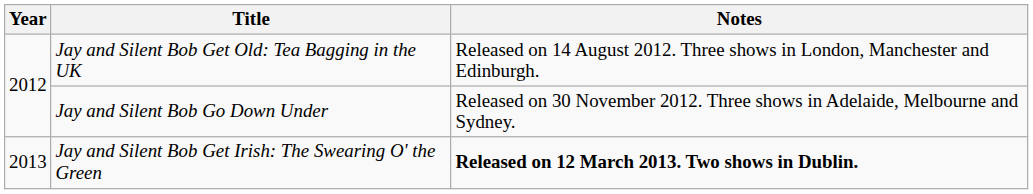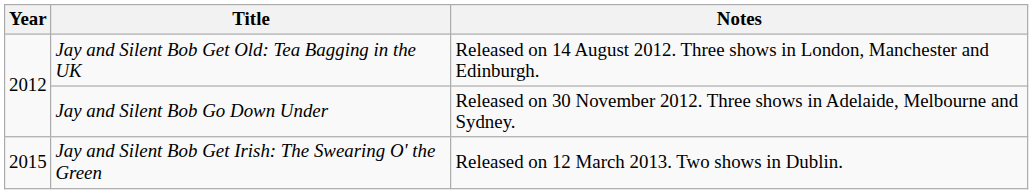(28, 162) 2013 -> (28, 162) 2015
(657, 162) bold -> (649, 162) normal
